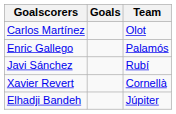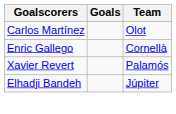(147, 48) Palamós -> (146, 48) Cornellà
- row: (40, 65)
(146, 83) Cornellà -> (147, 65) Palamós
